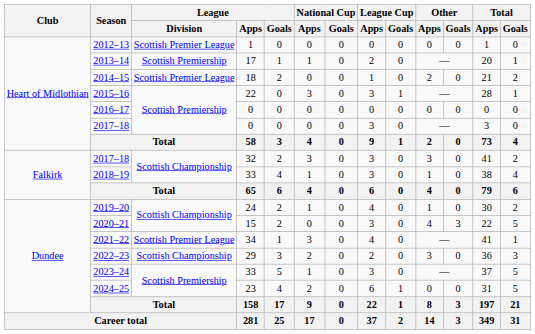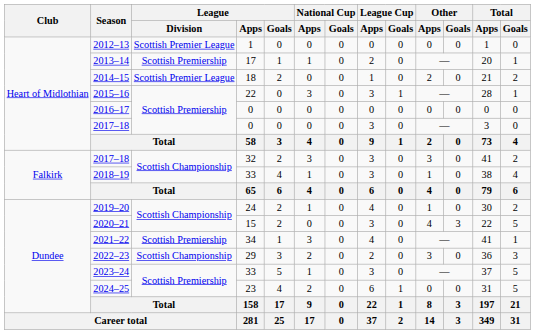(184, 239) Scottish Premier League -> (184, 239) Scottish Premiership
